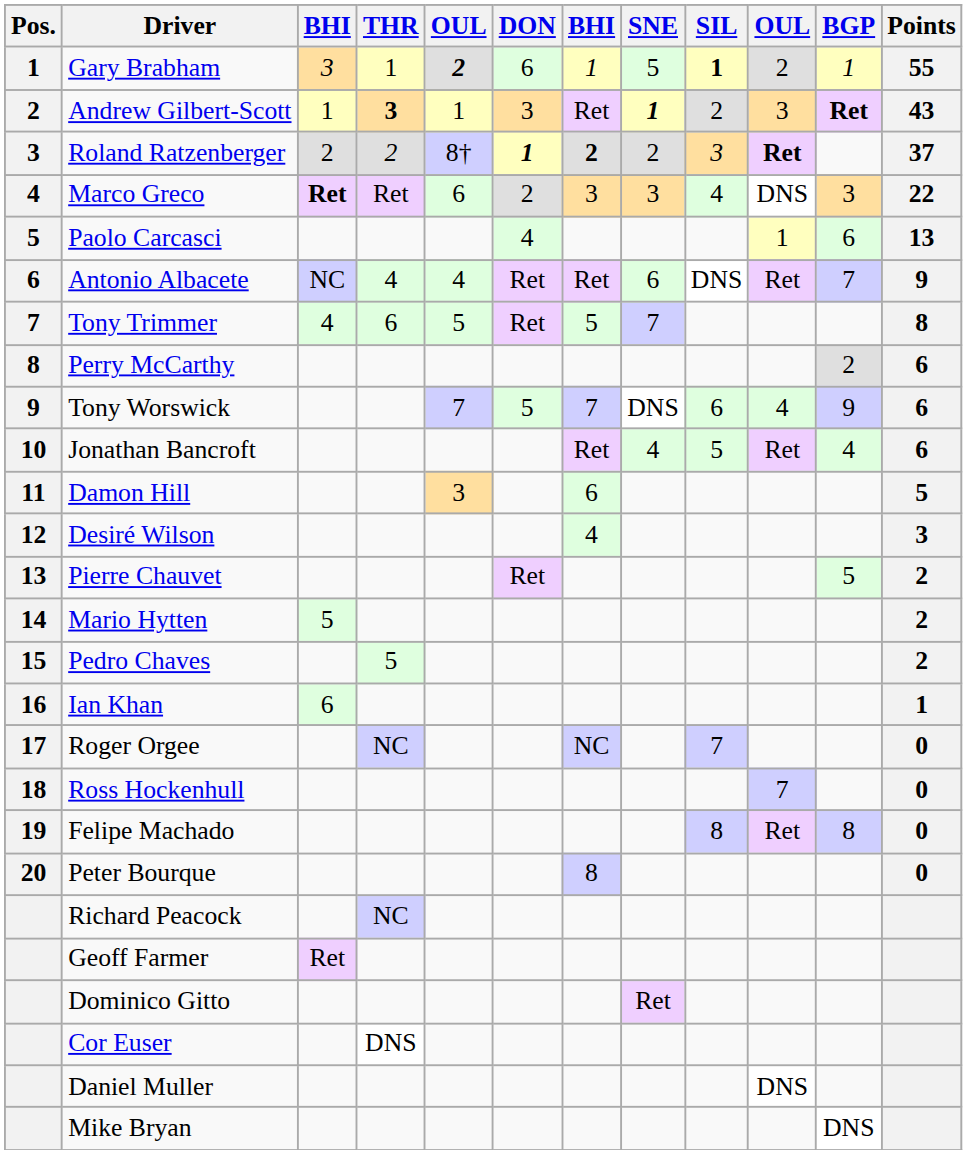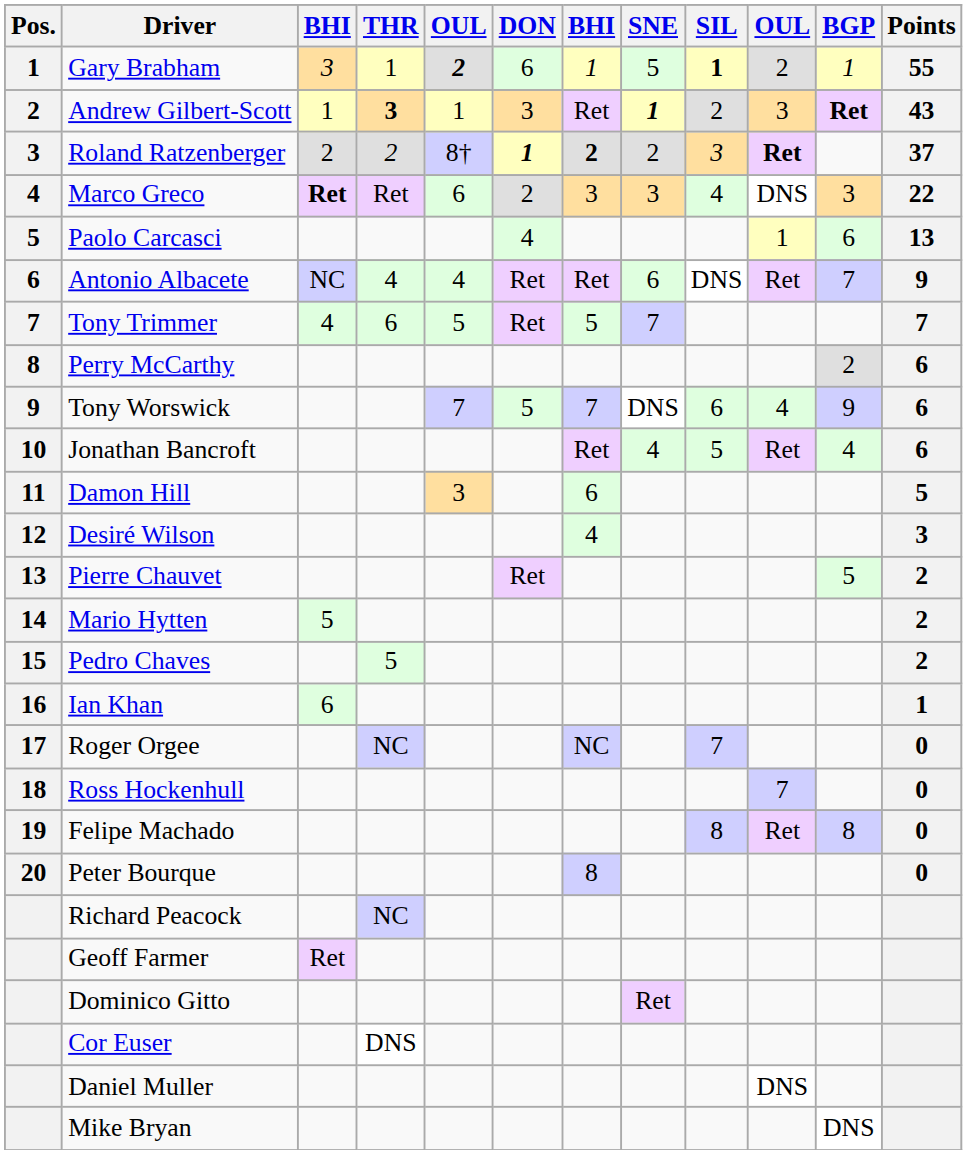(922, 322) 8 -> (922, 322) 7
